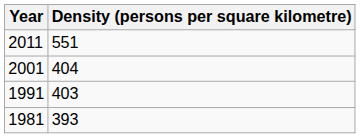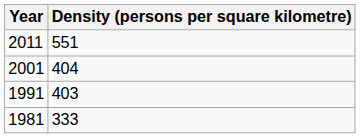(65, 119) 393 -> (65, 119) 333
